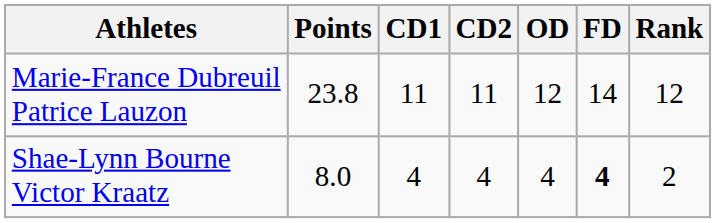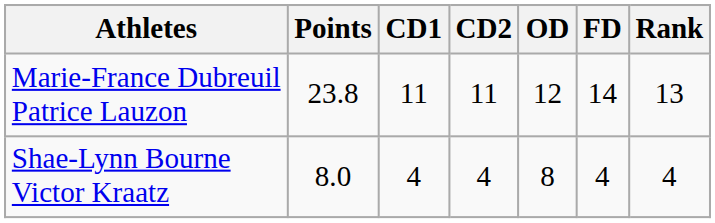(669, 94) 12 -> (669, 94) 13
(548, 176) 4 -> (548, 176) 8
(602, 176) bold -> (602, 176) normal
(669, 176) 2 -> (669, 176) 4
